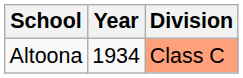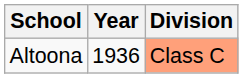(116, 55) 1934 -> (116, 55) 1936
